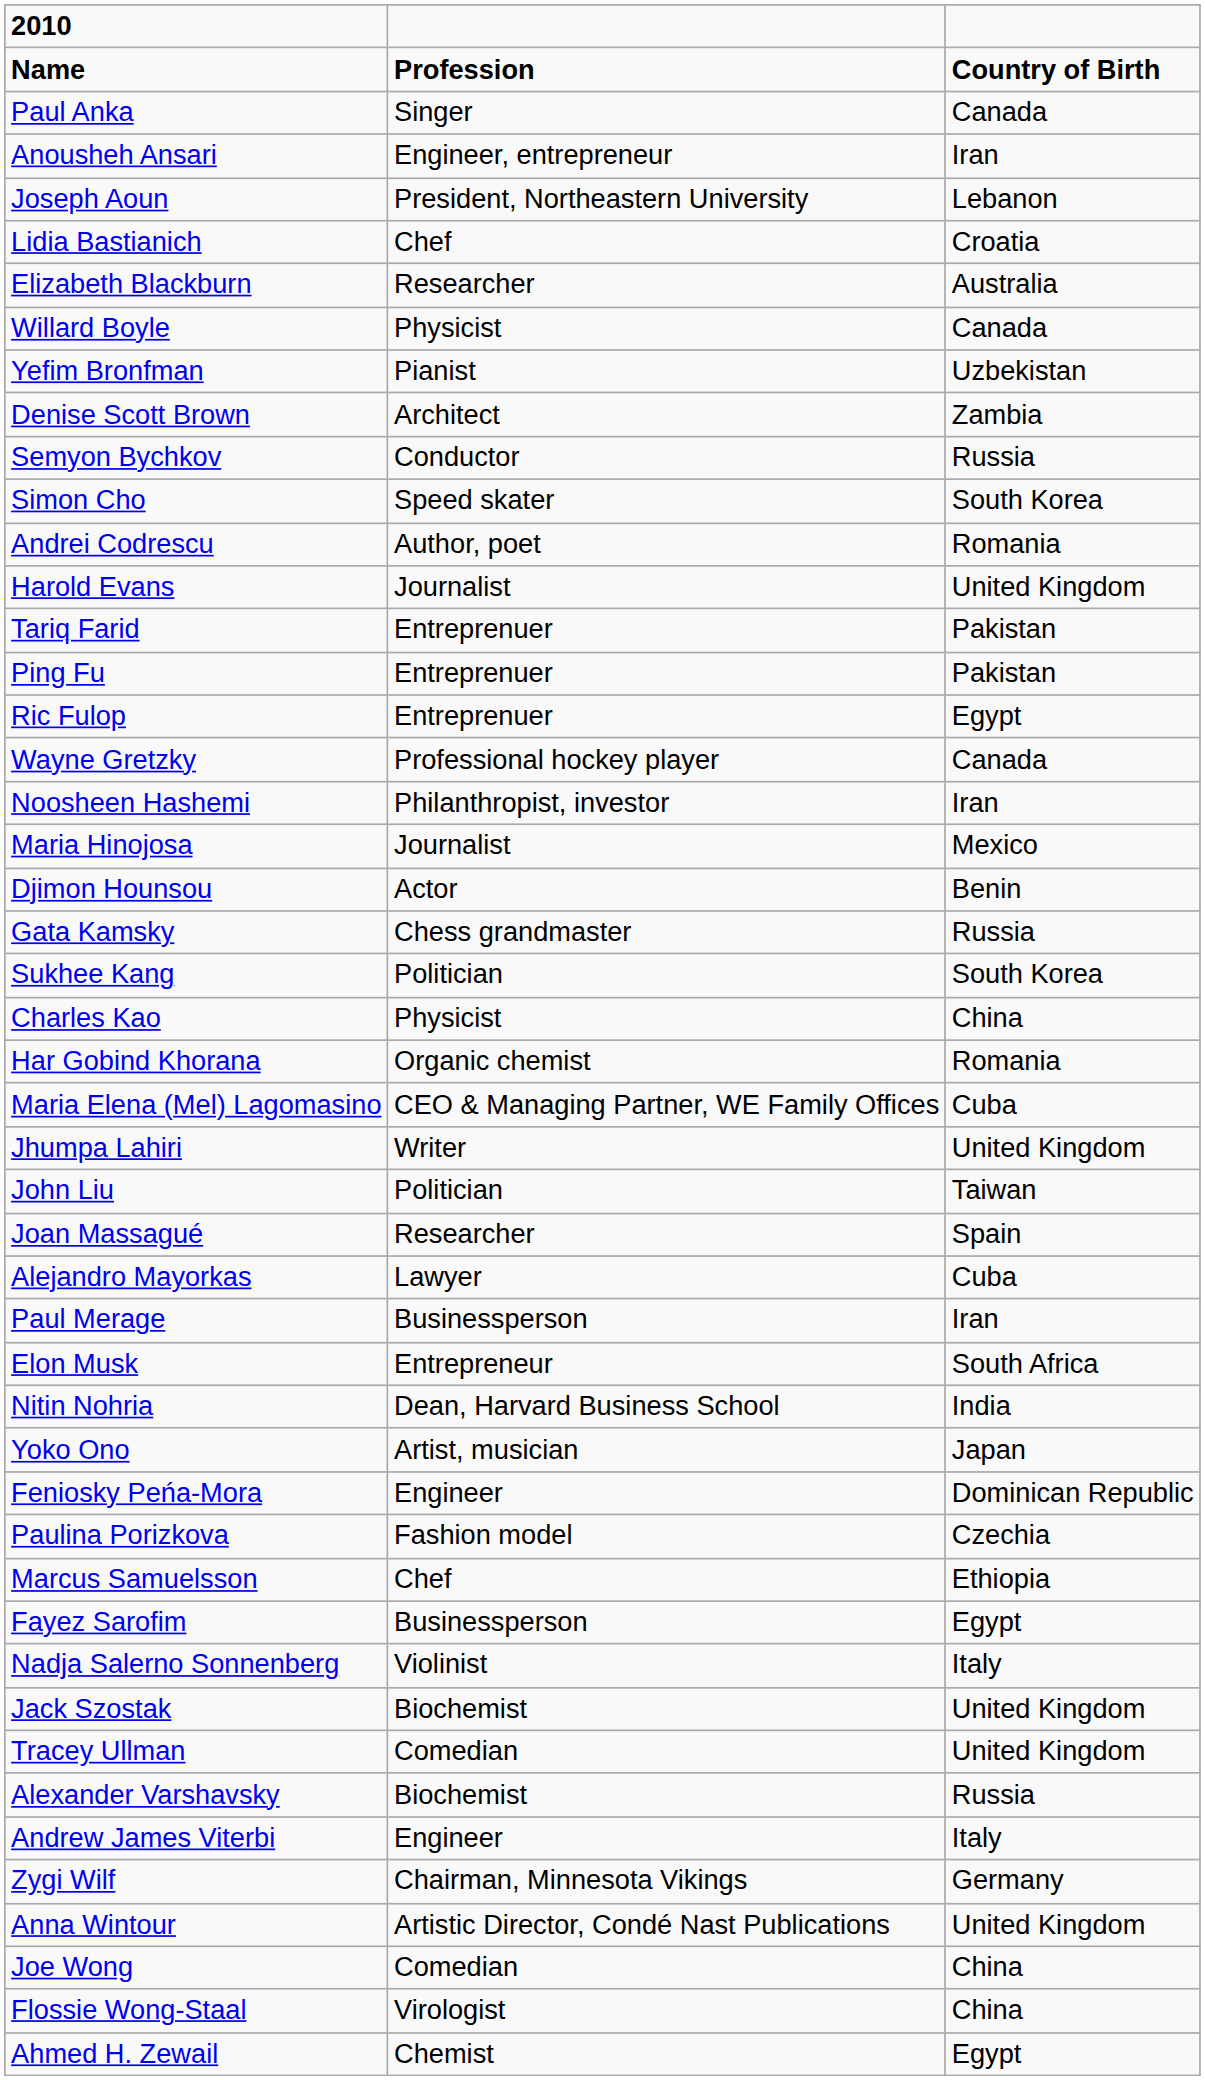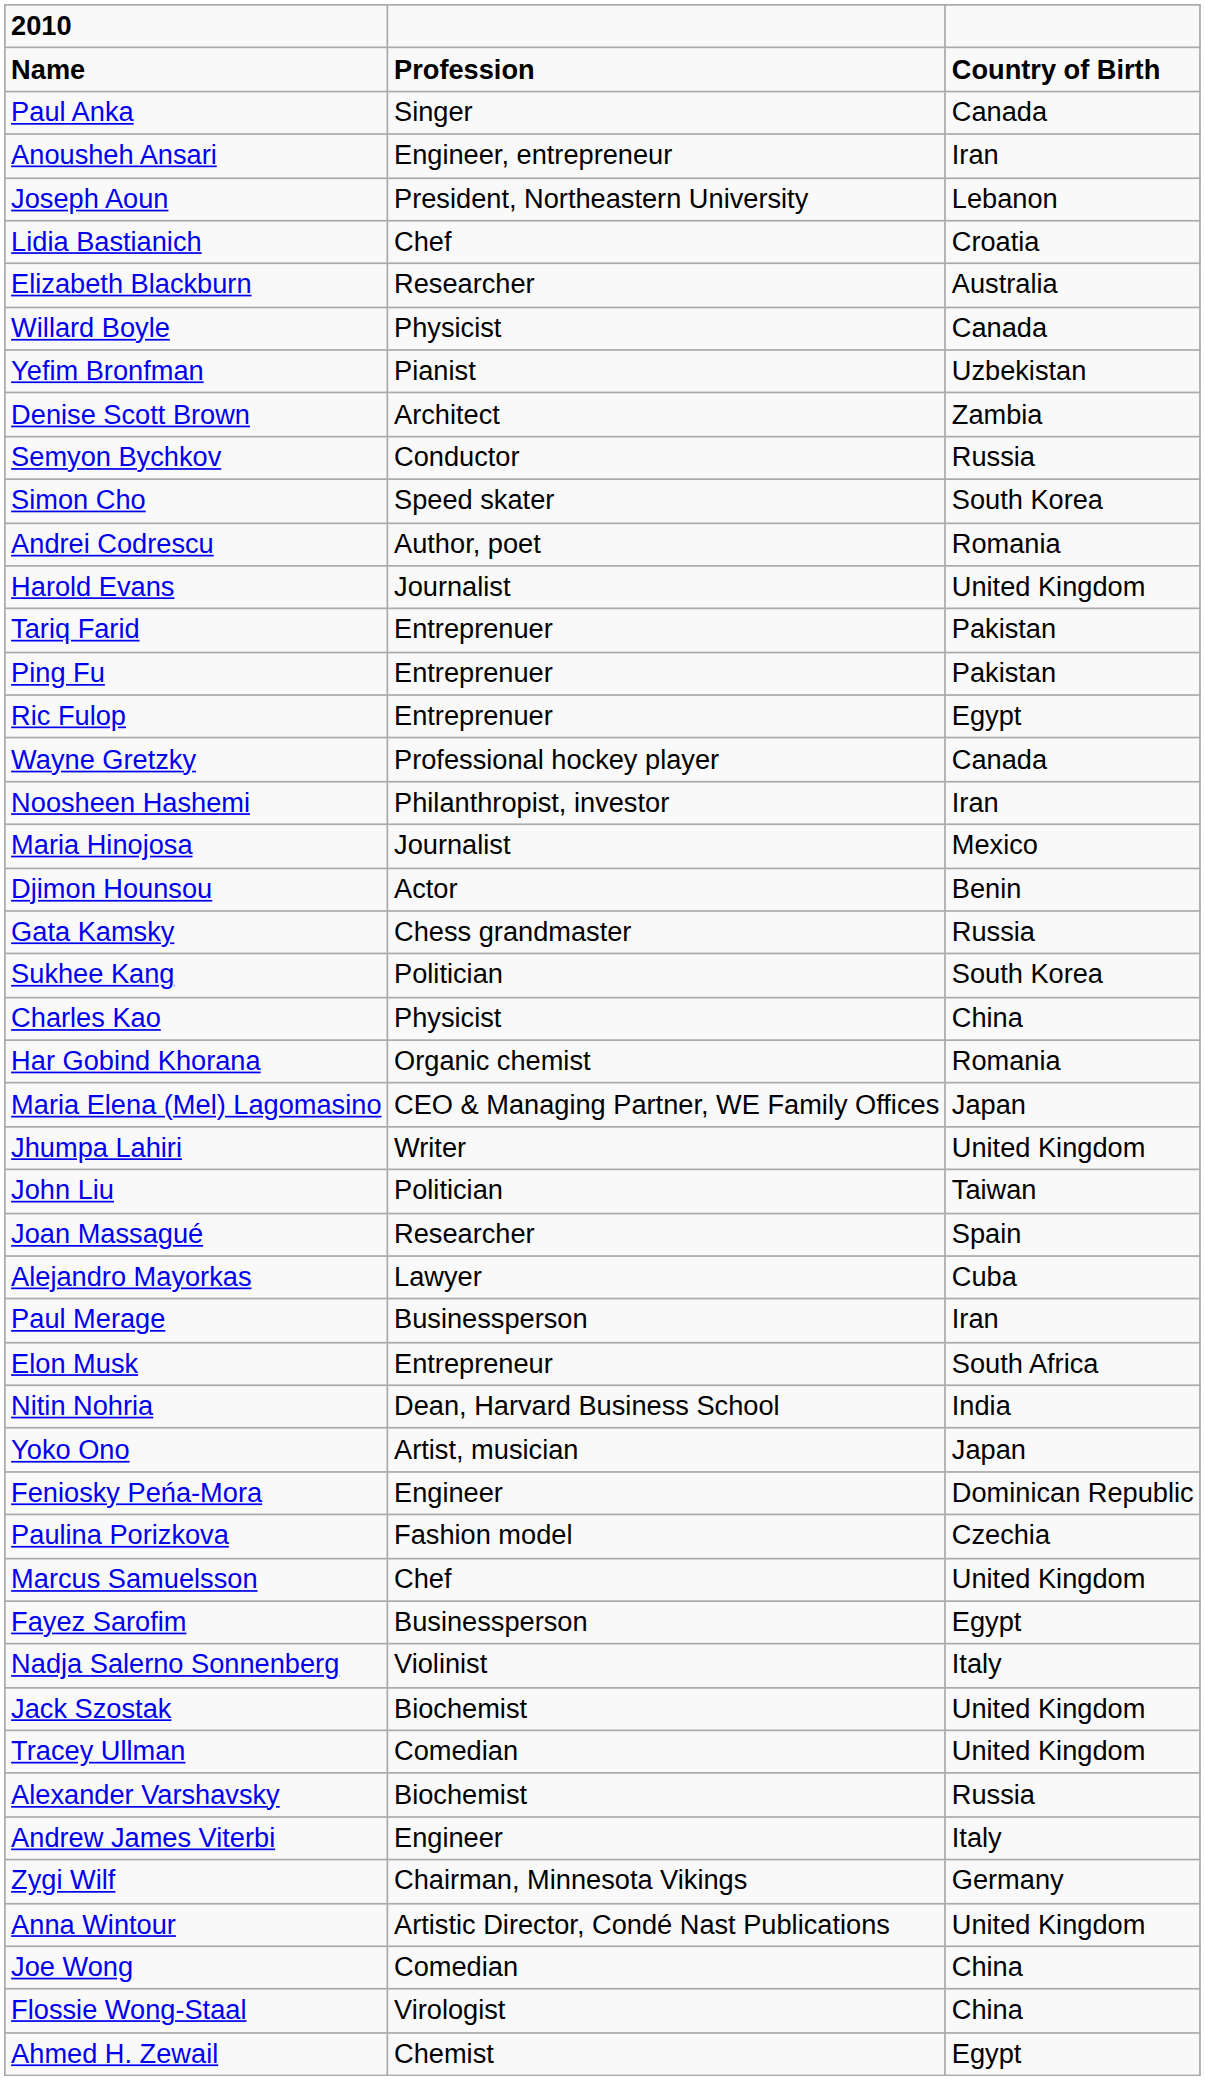(984, 1104) Cuba -> (989, 1104) Japan
(1001, 1579) Ethiopia -> (1049, 1579) United Kingdom
